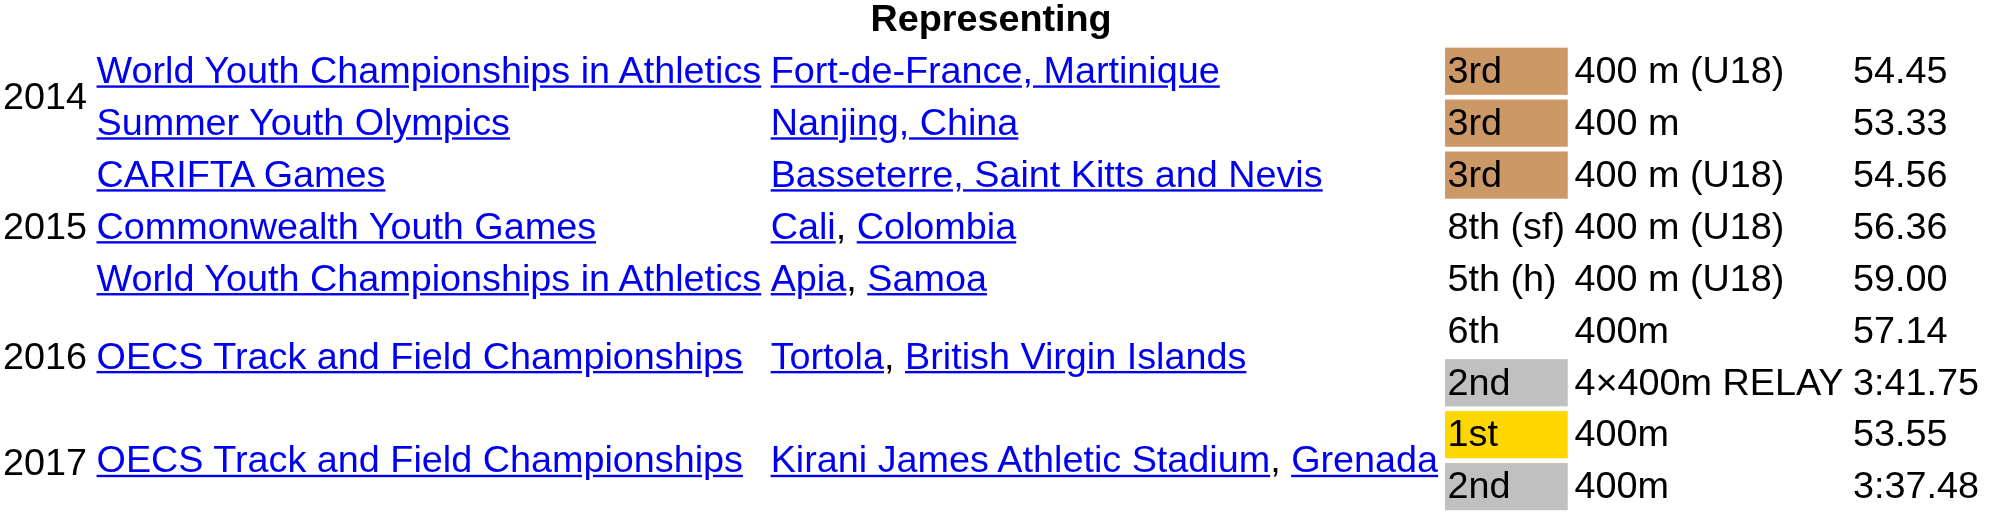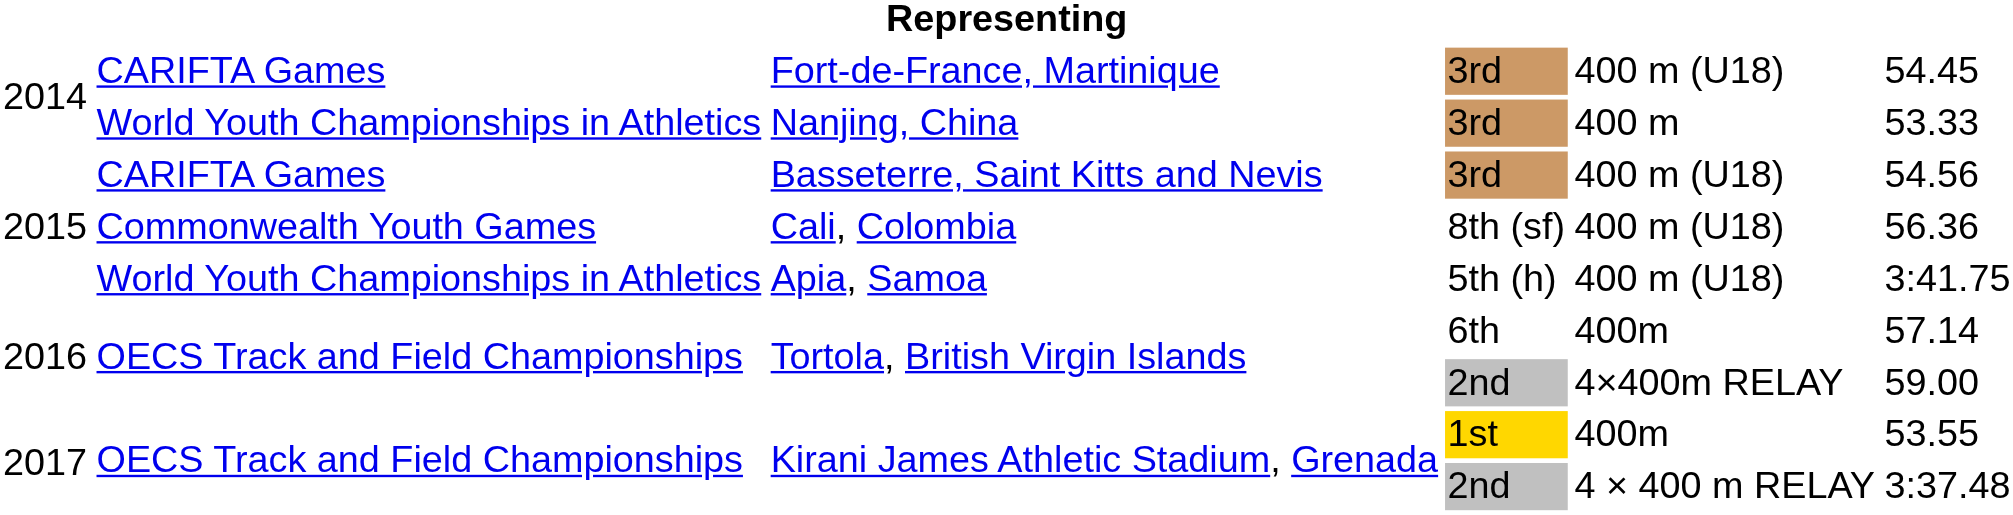(429, 70) World Youth Championships in Athletics -> (241, 70) CARIFTA Games
(303, 122) Summer Youth Olympics -> (429, 122) World Youth Championships in Athletics
(1900, 278) 59.00 -> (1947, 278) 3:41.75
(1916, 382) 3:41.75 -> (1932, 382) 59.00
(1622, 485) 400m -> (1725, 485) 4 × 400 m RELAY
